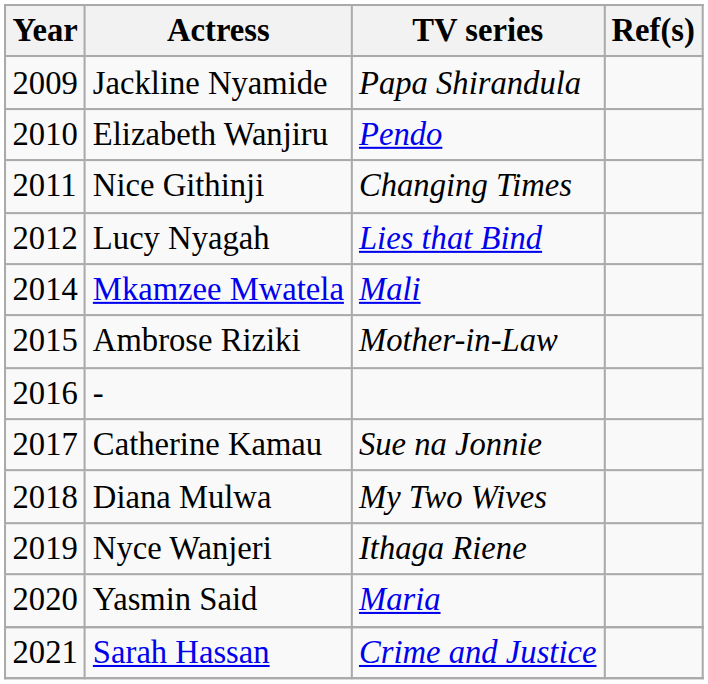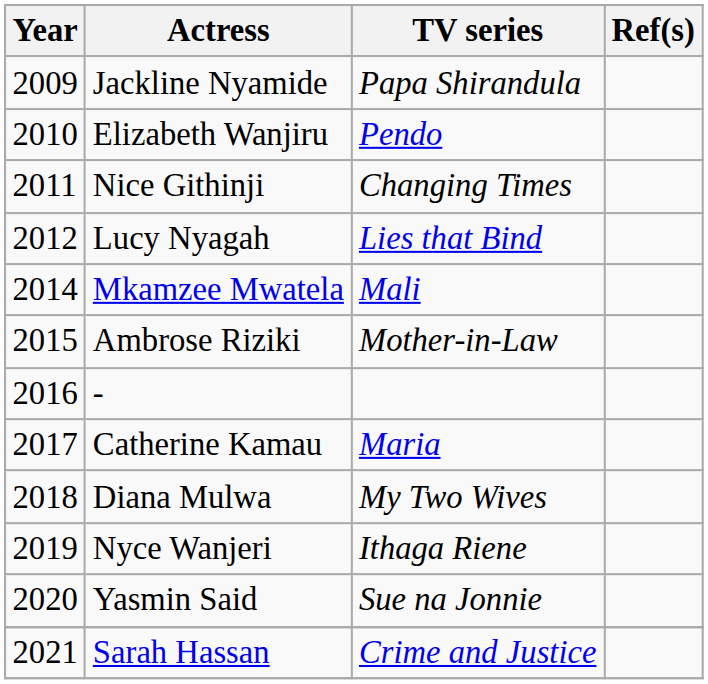(451, 444) Sue na Jonnie -> (400, 444) Maria
(400, 599) Maria -> (451, 599) Sue na Jonnie
